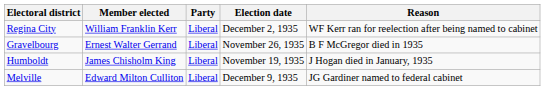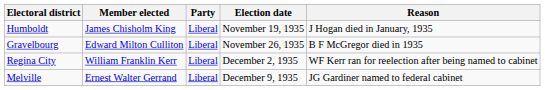rows swapped: (27, 61) <-> (31, 28)
(131, 45) Ernest Walter Gerrand -> (134, 45) Edward Milton Culliton
(134, 77) Edward Milton Culliton -> (131, 77) Ernest Walter Gerrand
